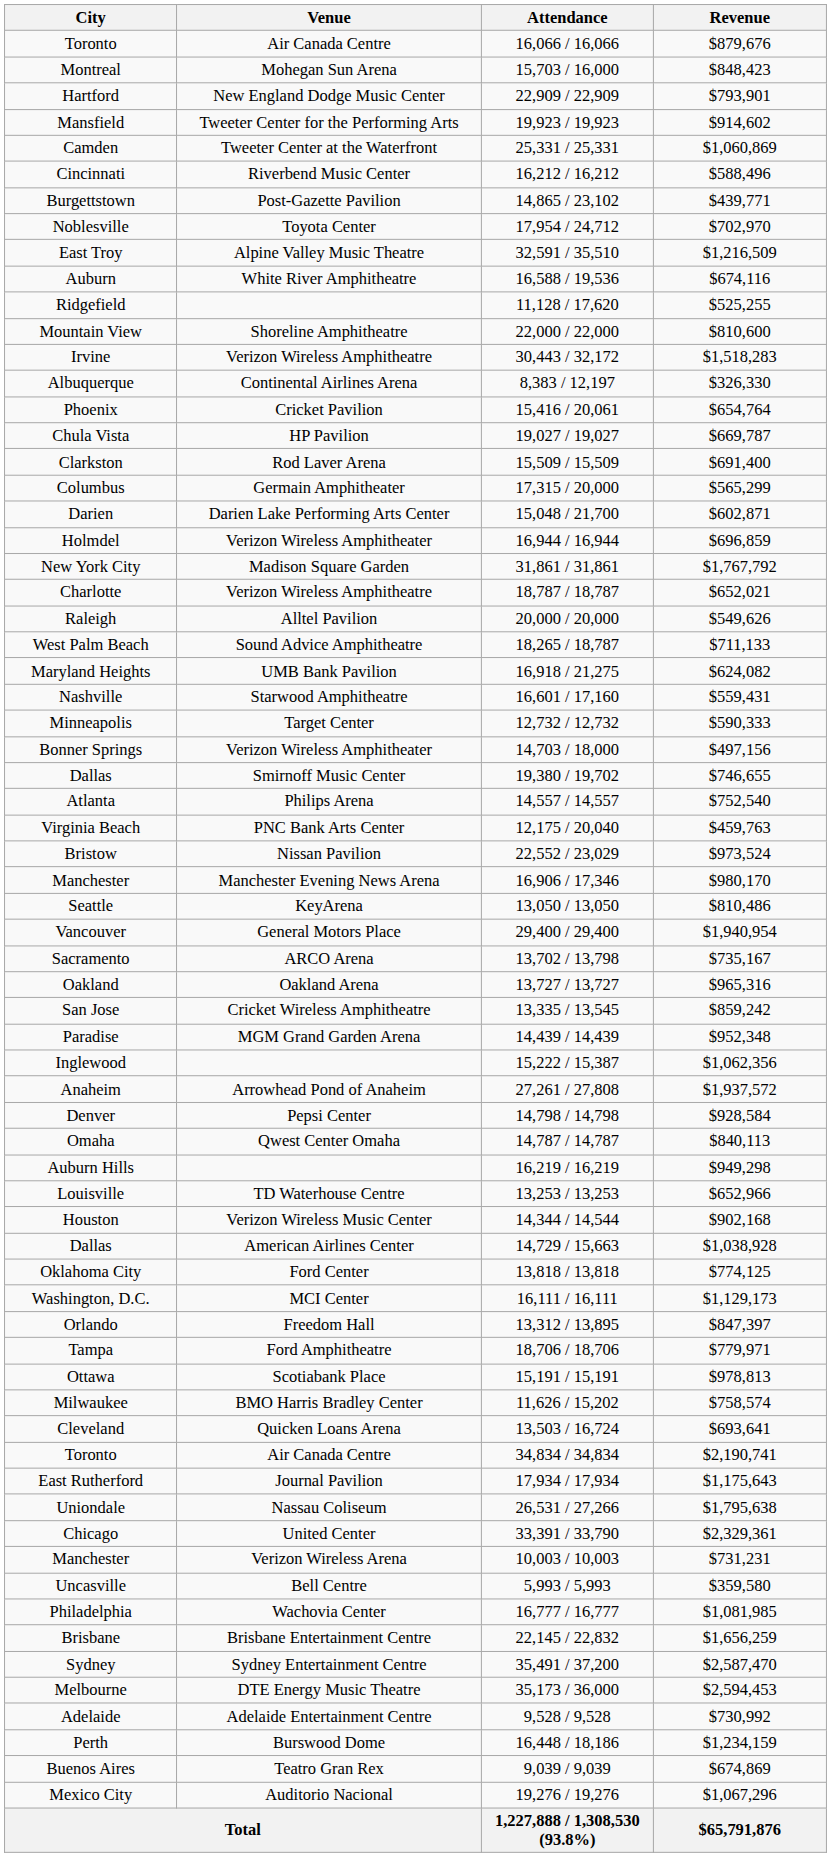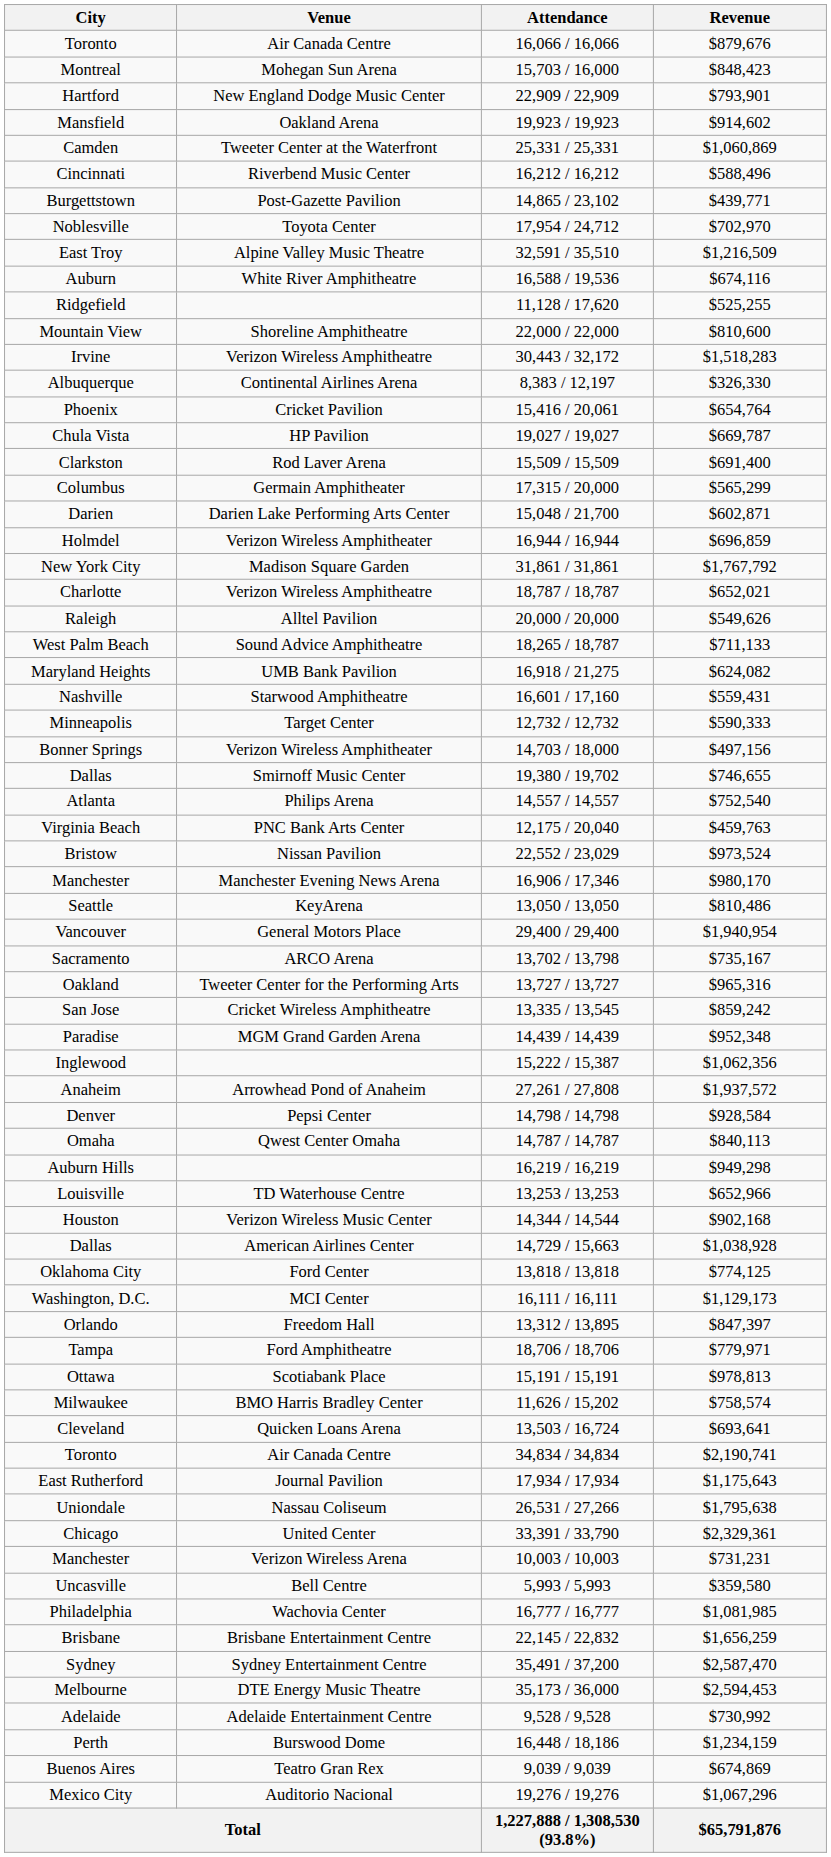(329, 122) Tweeter Center for the Performing Arts -> (329, 122) Oakland Arena
(329, 984) Oakland Arena -> (329, 984) Tweeter Center for the Performing Arts
